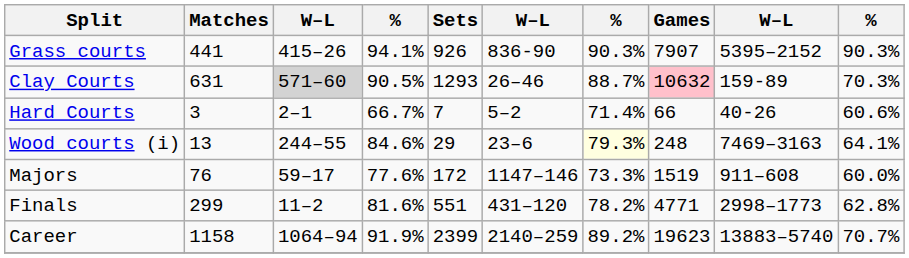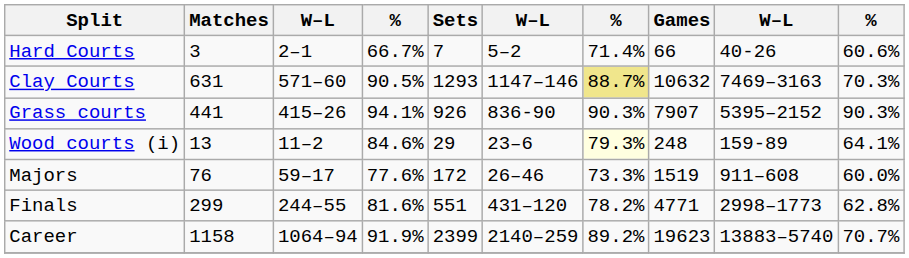rows swapped: (72, 113) <-> (78, 51)
(312, 82) lightgrey background -> (312, 82) no background
(516, 82) 26–46 -> (533, 82) 1147–146
(616, 82) no background -> (616, 82) khaki background
(682, 82) pink background -> (682, 82) no background
(754, 82) 159-89 -> (771, 82) 7469–3163
(312, 144) 244–55 -> (301, 144) 11–2
(771, 144) 7469–3163 -> (754, 144) 159-89
(533, 175) 1147–146 -> (516, 175) 26–46
(301, 206) 11–2 -> (312, 206) 244–55
